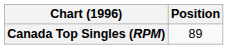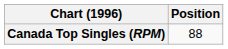(195, 34) 89 -> (195, 34) 88
